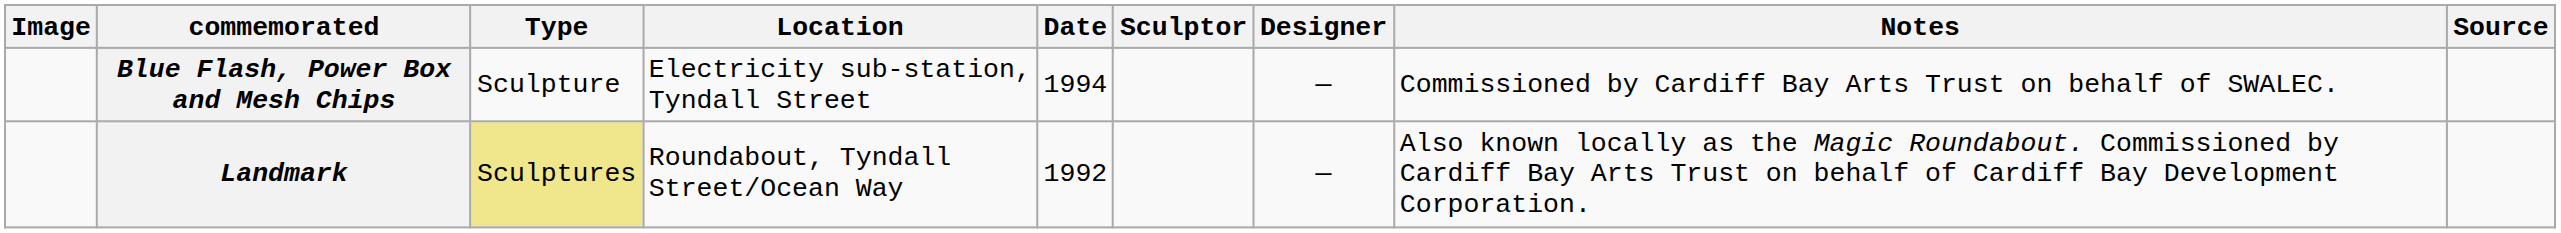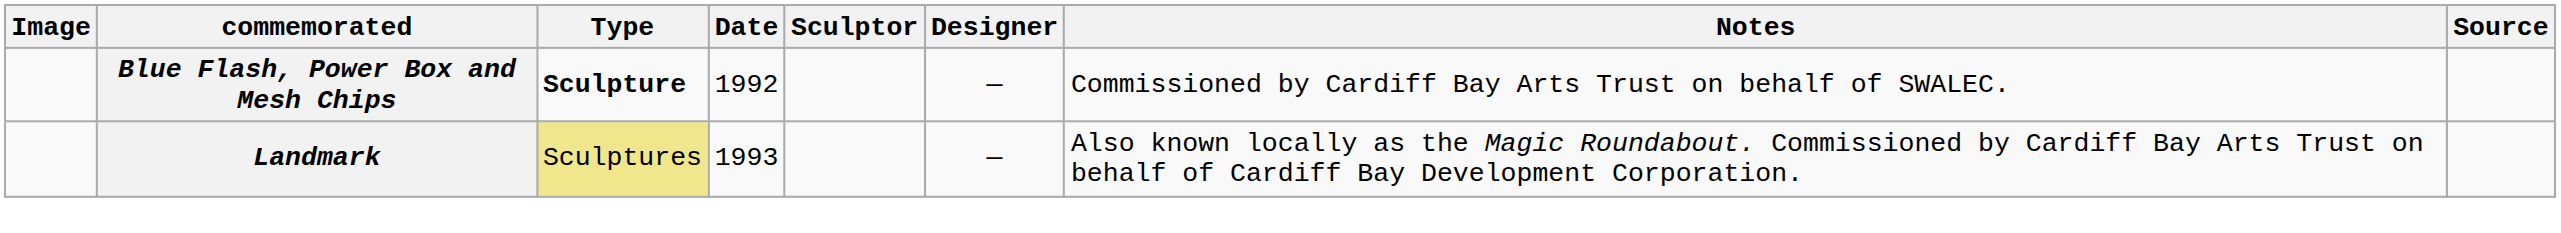- column: (840, 27)
(549, 85) normal -> (615, 85) bold
(1075, 85) 1994 -> (746, 85) 1992
(1075, 174) 1992 -> (746, 159) 1993
